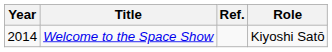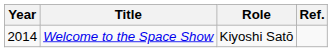columns swapped: (288, 15) <-> (232, 15)
